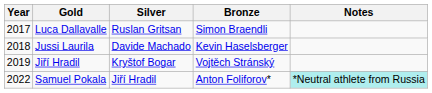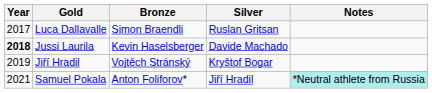columns swapped: (151, 12) <-> (242, 12)
(19, 46) normal -> (19, 46) bold
(19, 79) 2022 -> (19, 79) 2021
